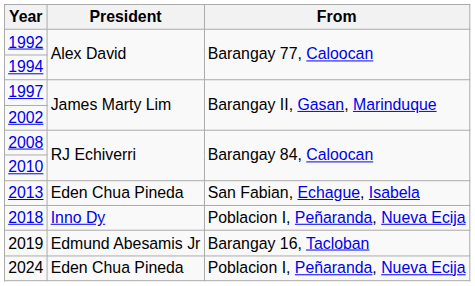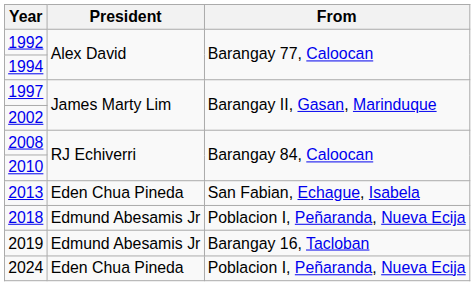(78, 218) Inno Dy -> (126, 218) Edmund Abesamis Jr
